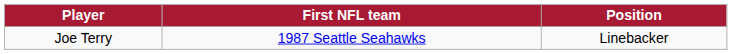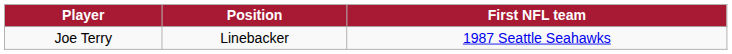columns swapped: (634, 15) <-> (352, 15)
